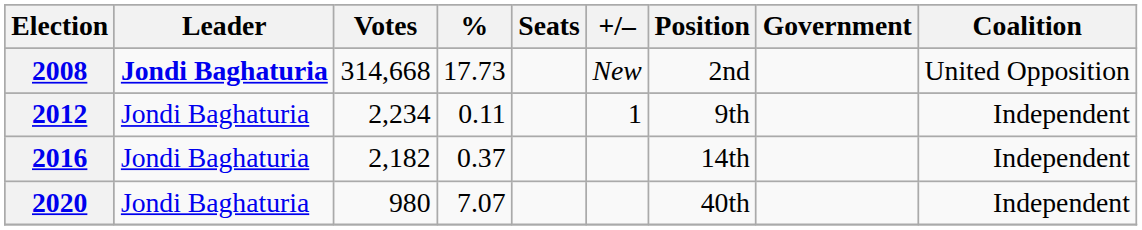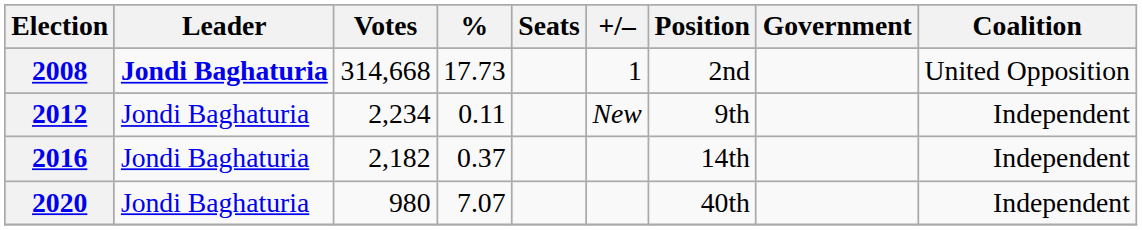(617, 70) New -> (635, 70) 1
(635, 114) 1 -> (617, 114) New
